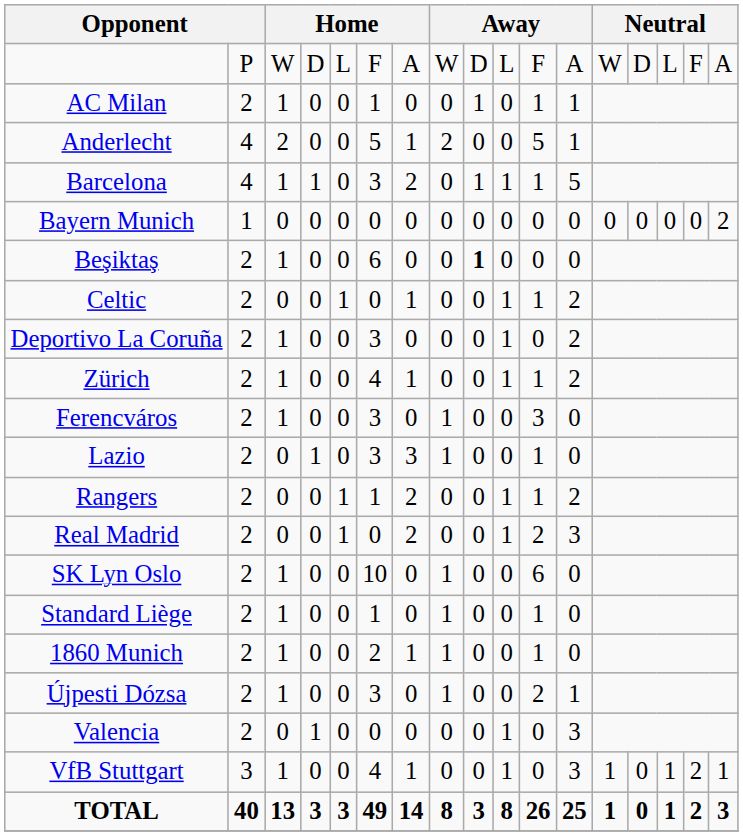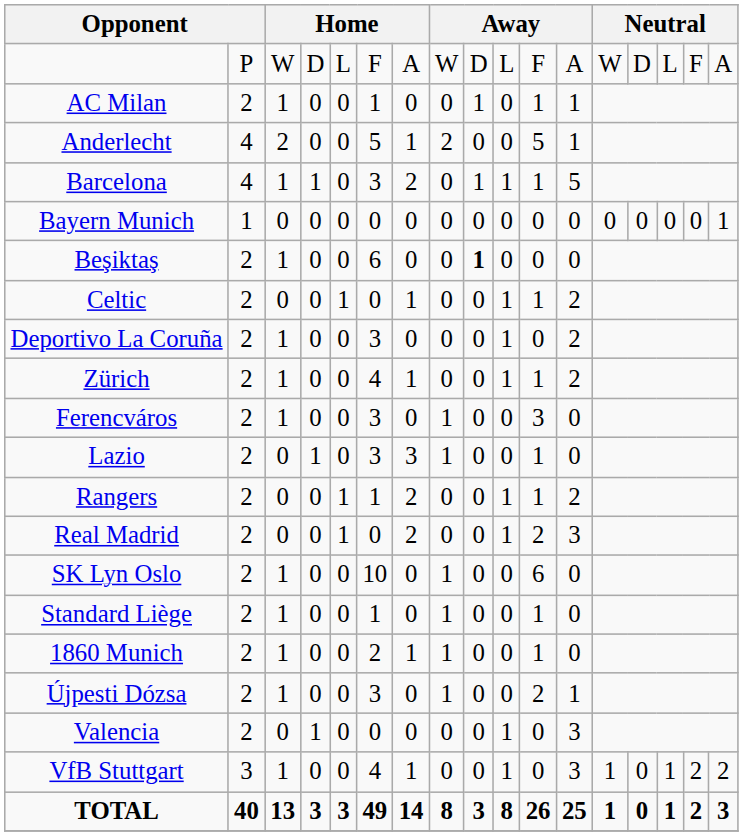(723, 220) 2 -> (723, 220) 1
(723, 771) 1 -> (723, 771) 2
